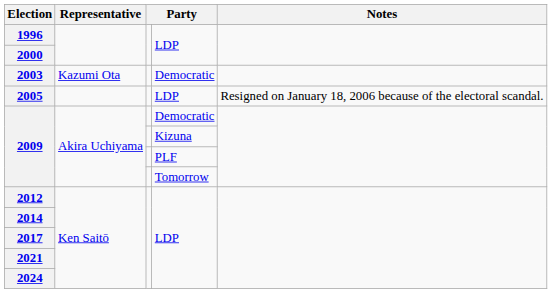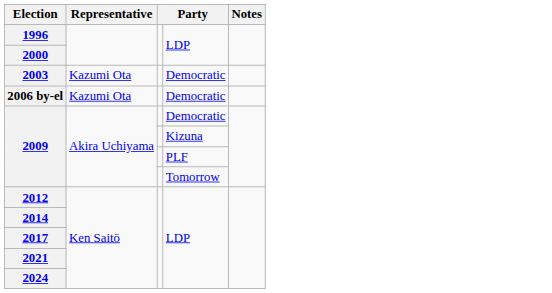- row: (30, 95)
+ row: (35, 95)
